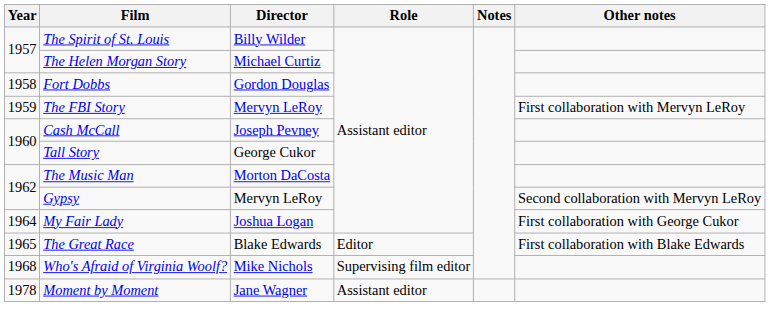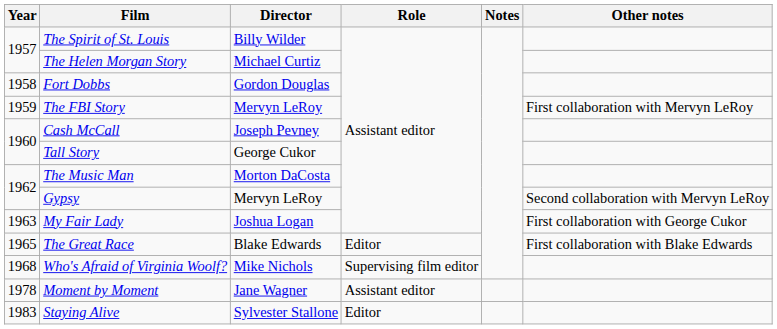(22, 221) 1964 -> (22, 221) 1963
+ row: (81, 312)
